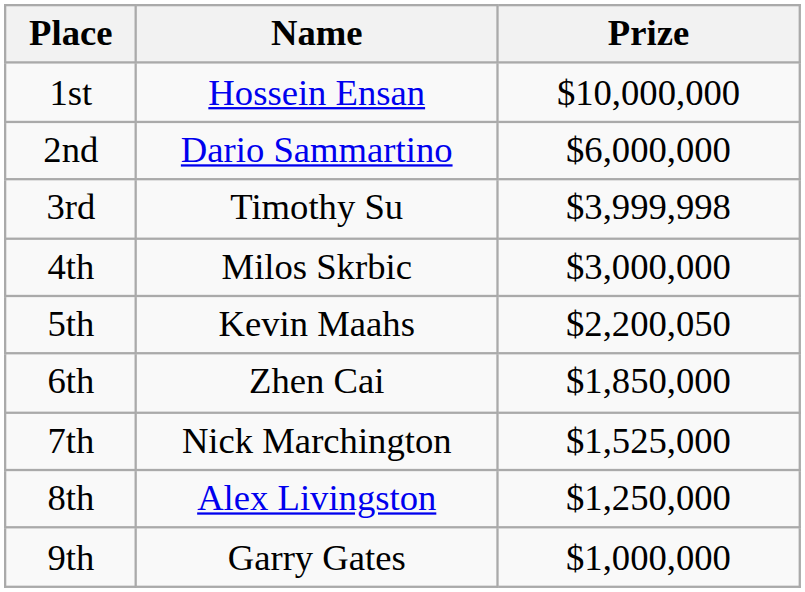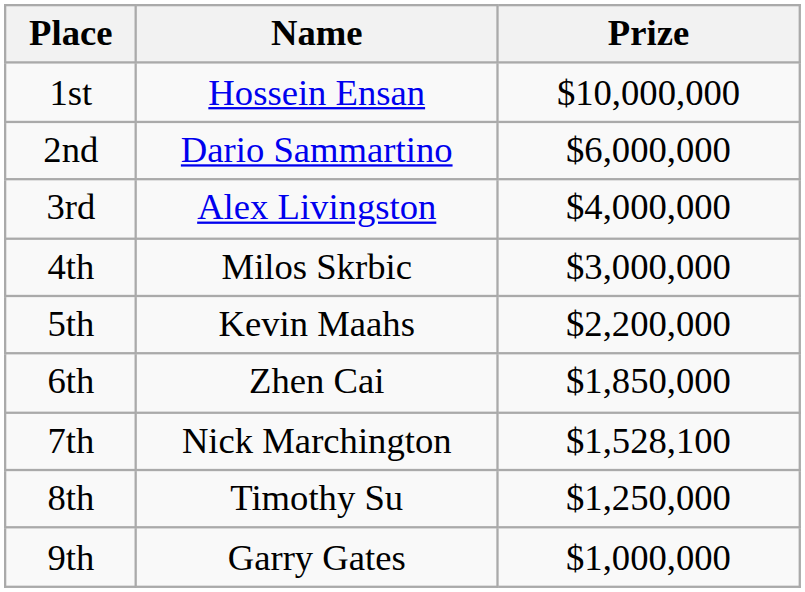(317, 207) Timothy Su -> (317, 207) Alex Livingston
(648, 207) $3,999,998 -> (648, 207) $4,000,000
(648, 324) $2,200,050 -> (648, 324) $2,200,000
(648, 440) $1,525,000 -> (648, 440) $1,528,100
(317, 498) Alex Livingston -> (317, 498) Timothy Su
